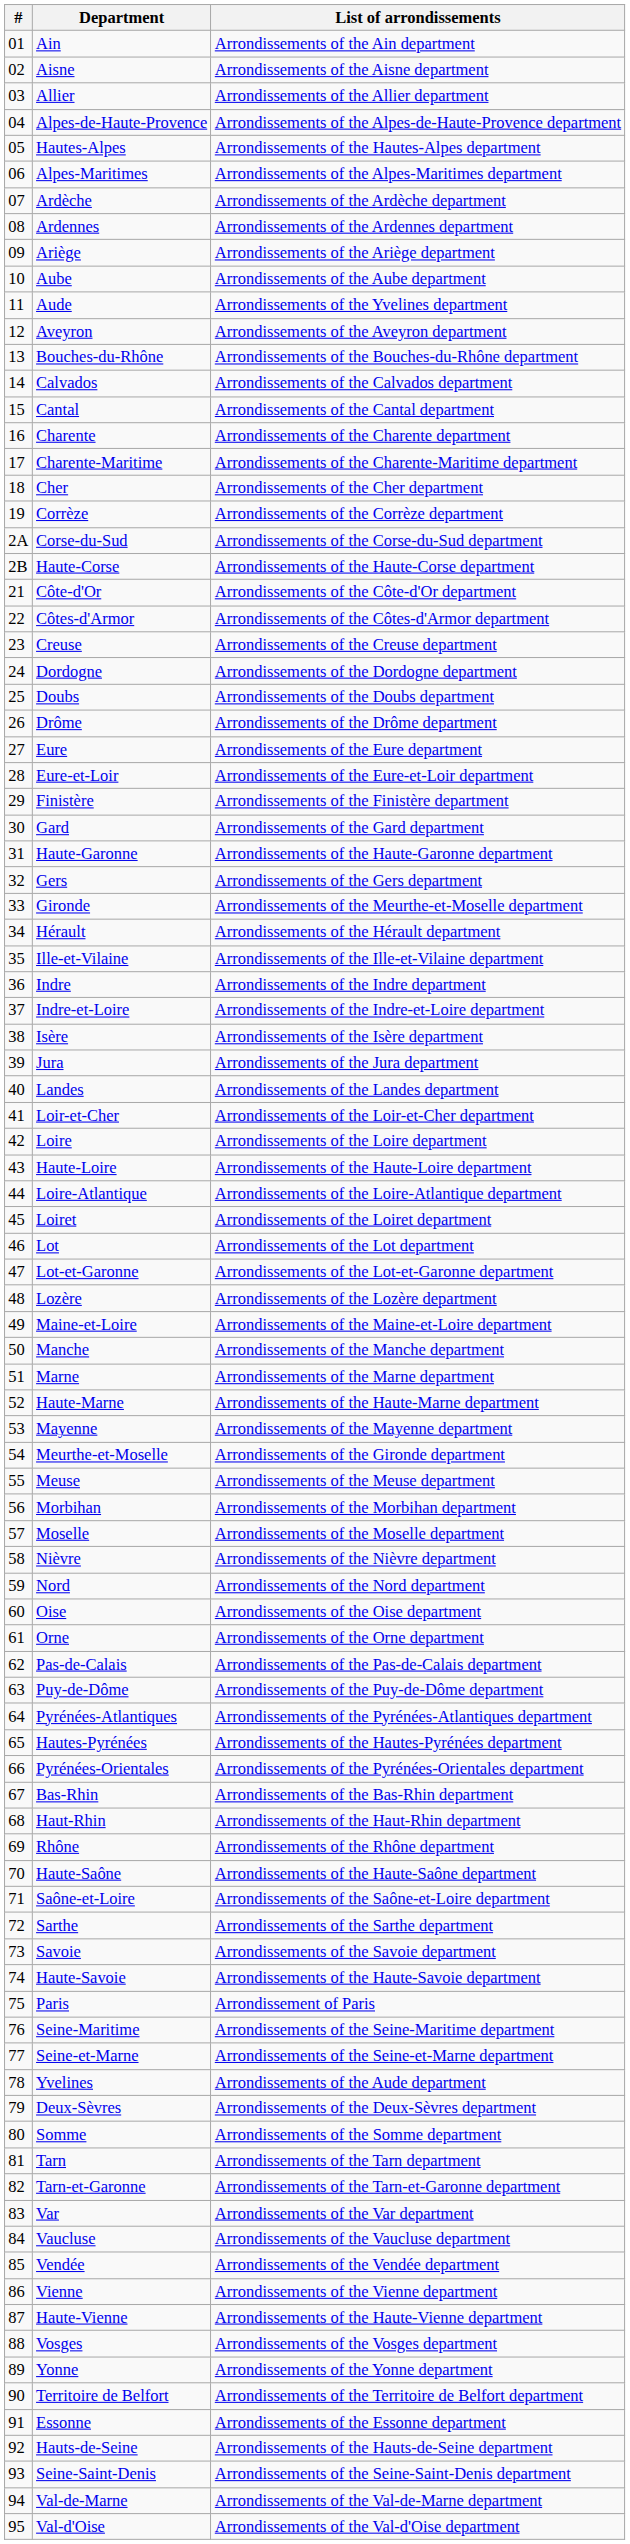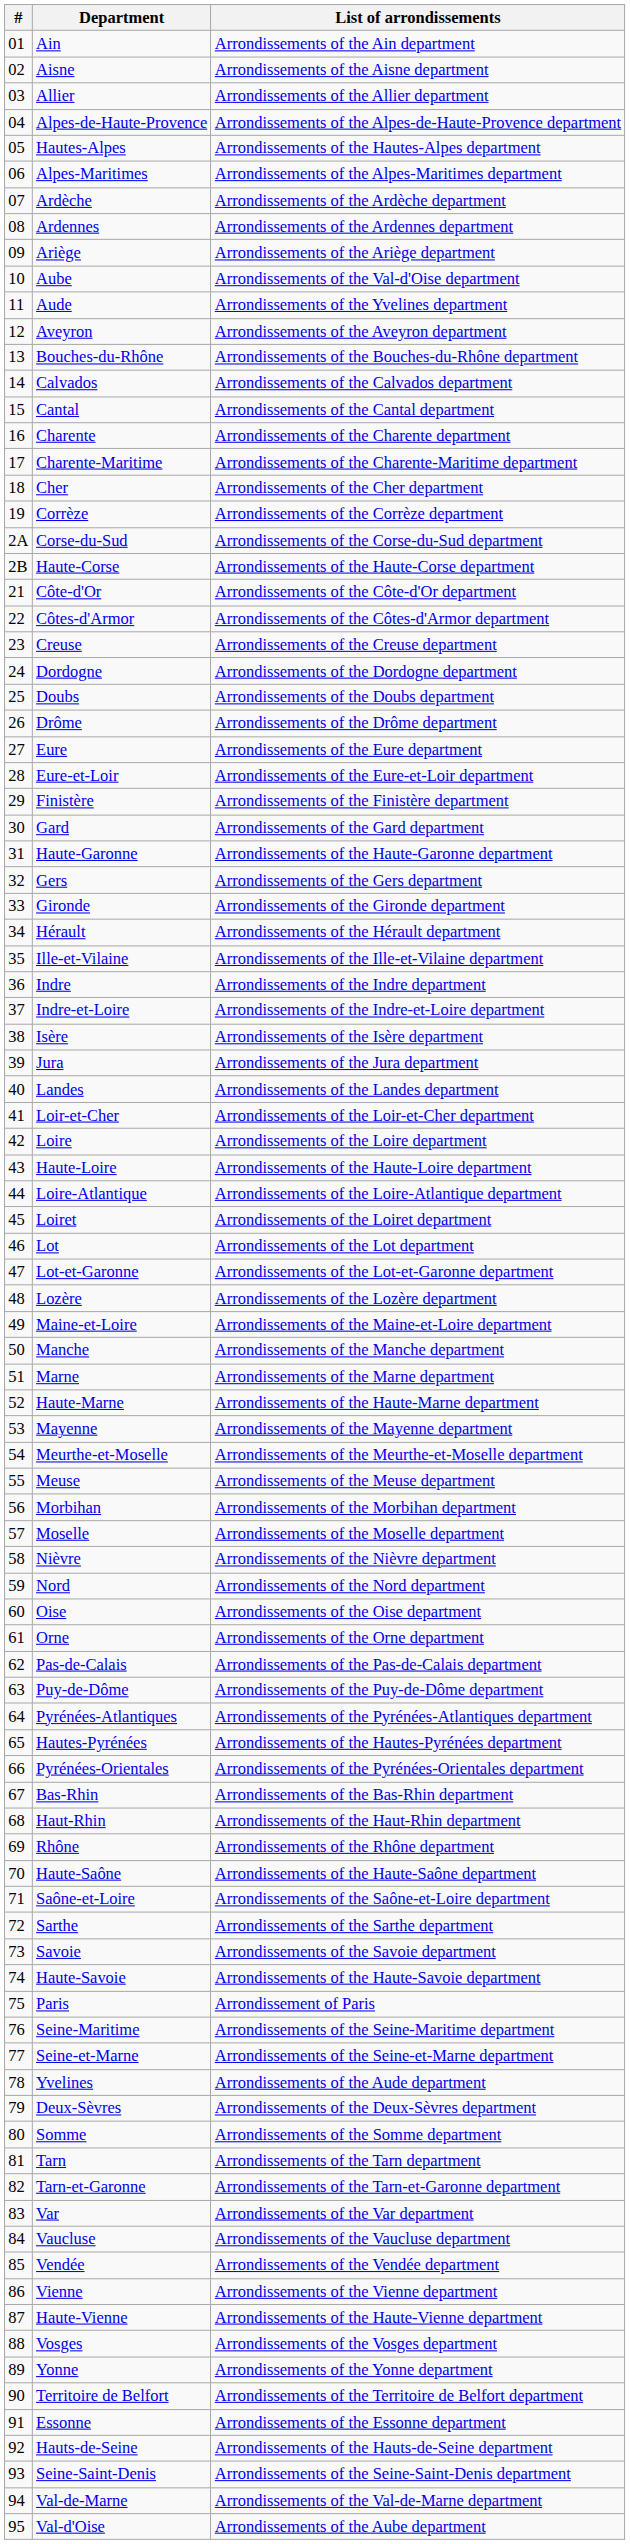(350, 278) Arrondissements of the Aube department -> (367, 278) Arrondissements of the Val-d'Oise department
(399, 906) Arrondissements of the Meurthe-et-Moselle department -> (360, 906) Arrondissements of the Gironde department
(360, 1455) Arrondissements of the Gironde department -> (399, 1455) Arrondissements of the Meurthe-et-Moselle department
(367, 2526) Arrondissements of the Val-d'Oise department -> (350, 2526) Arrondissements of the Aube department
